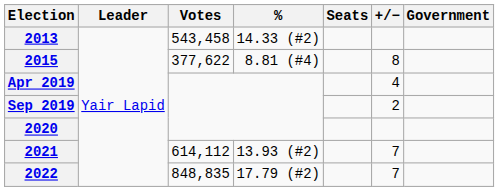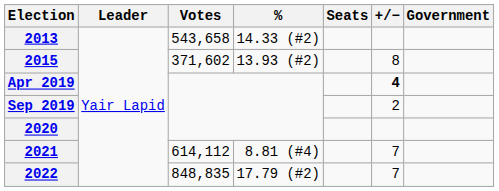(201, 39) 543,458 -> (201, 39) 543,658
(201, 61) 377,622 -> (201, 61) 371,602
(282, 61) 8.81 (#4) -> (278, 61) 13.93 (#2)
(396, 84) normal -> (396, 84) bold
(278, 152) 13.93 (#2) -> (282, 152) 8.81 (#4)
